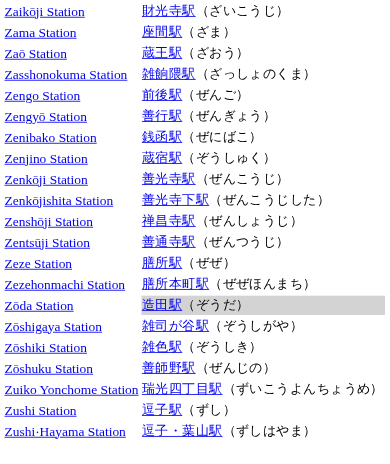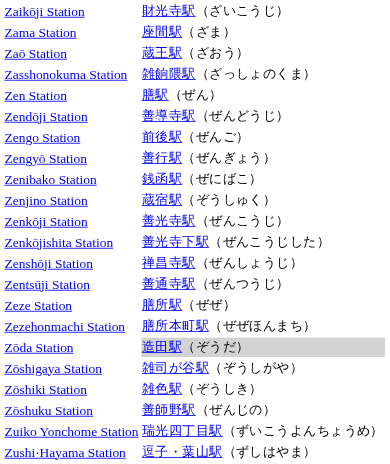+ row: (36, 95)
+ row: (46, 116)
- row: (41, 410)
